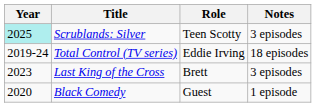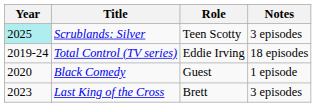rows swapped: (109, 72) <-> (90, 92)
